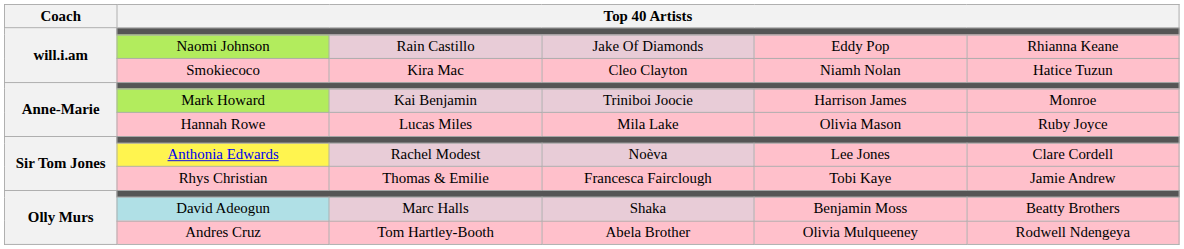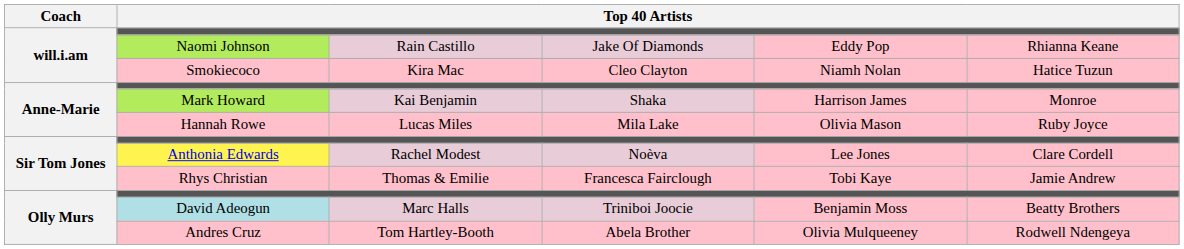(648, 100) Triniboi Joocie -> (648, 100) Shaka
(648, 208) Shaka -> (648, 208) Triniboi Joocie
